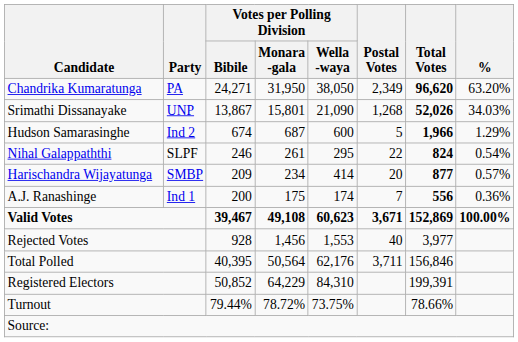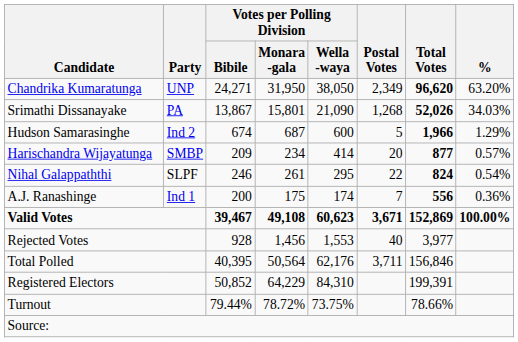(175, 89) PA -> (180, 89) UNP
(180, 110) UNP -> (175, 110) PA
rows swapped: (80, 175) <-> (59, 153)
